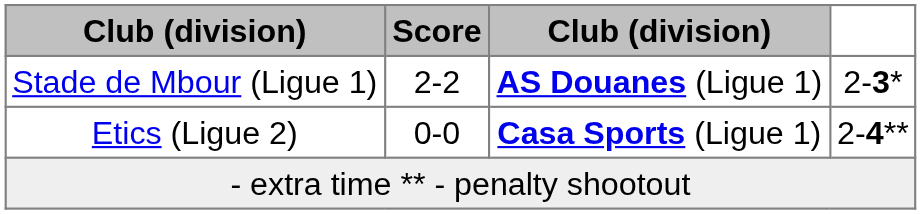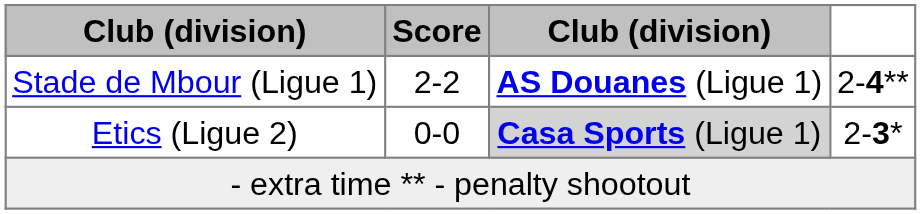(873, 81) 2-3* -> (873, 81) 2-4**
(659, 132) no background -> (659, 132) lightgrey background
(873, 132) 2-4** -> (873, 132) 2-3*
